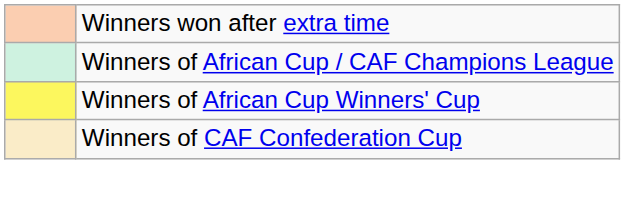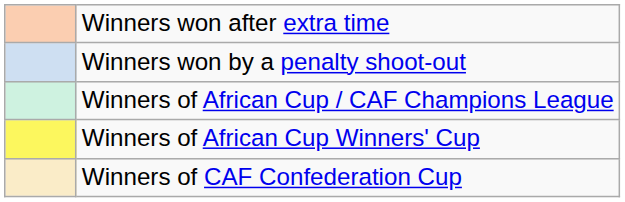+ row: (274, 61)
